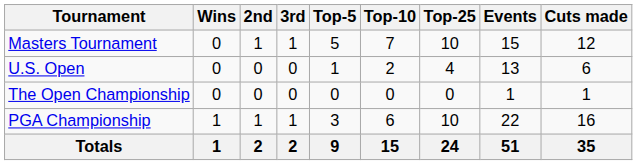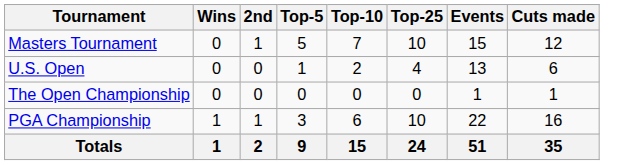- column: (293, 17)
